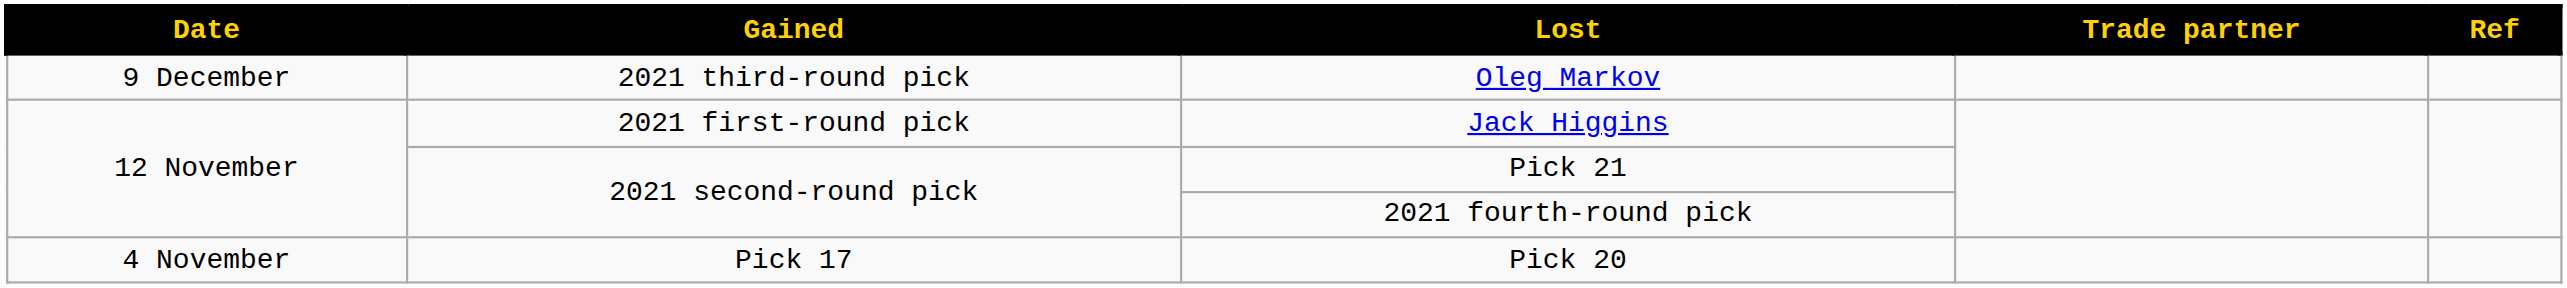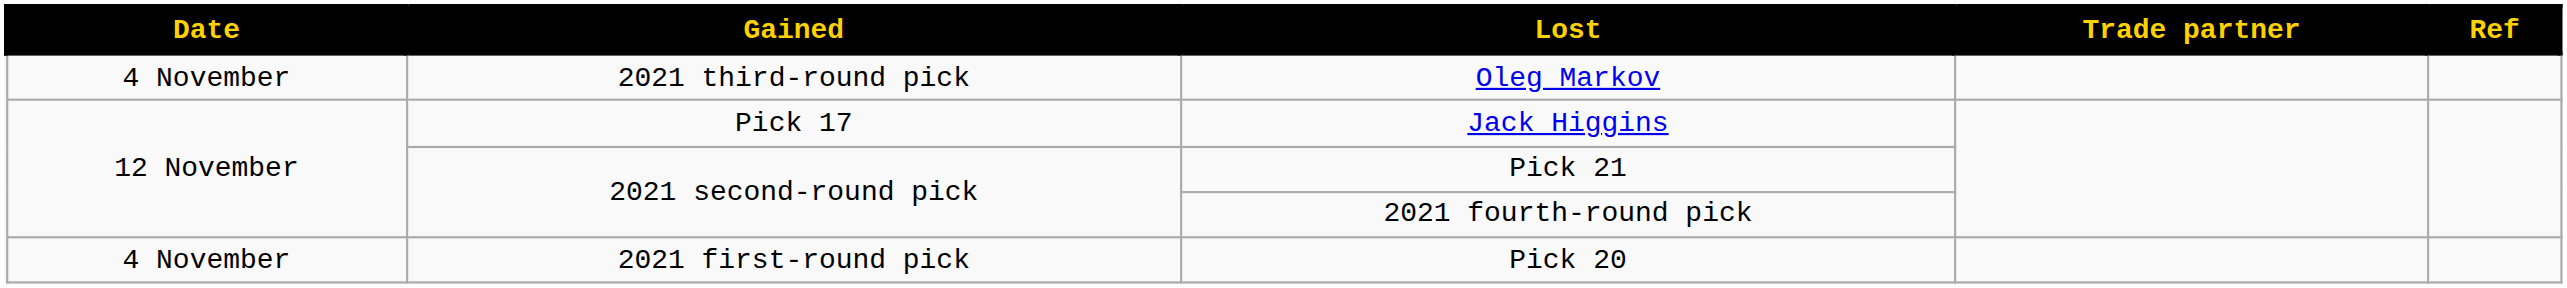(206, 78) 9 December -> (206, 78) 4 November
(794, 123) 2021 first-round pick -> (794, 123) Pick 17
(794, 260) Pick 17 -> (794, 260) 2021 first-round pick
